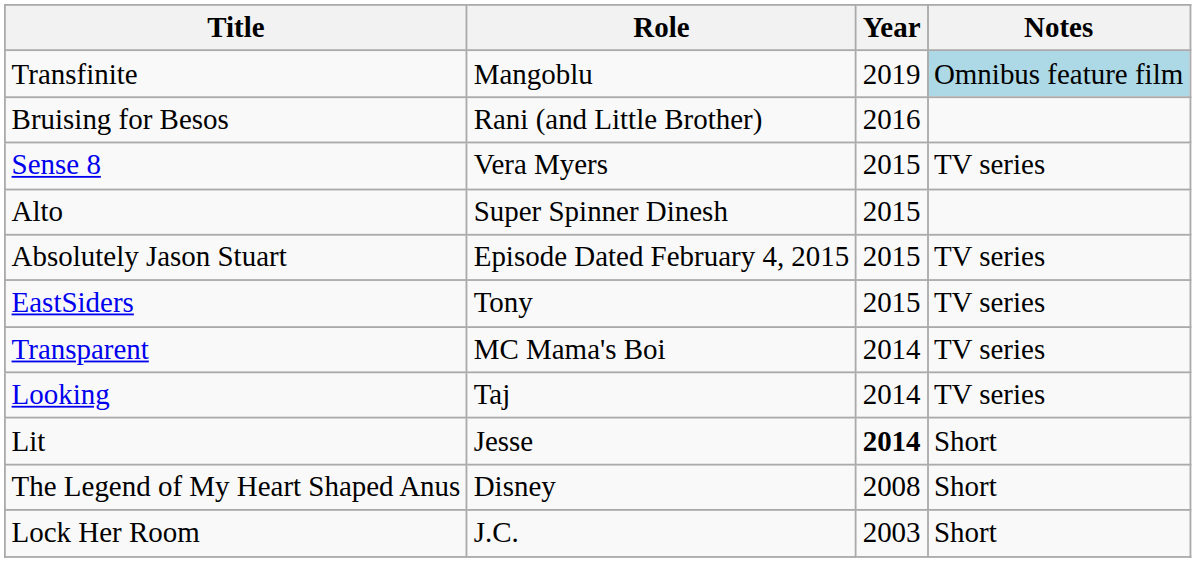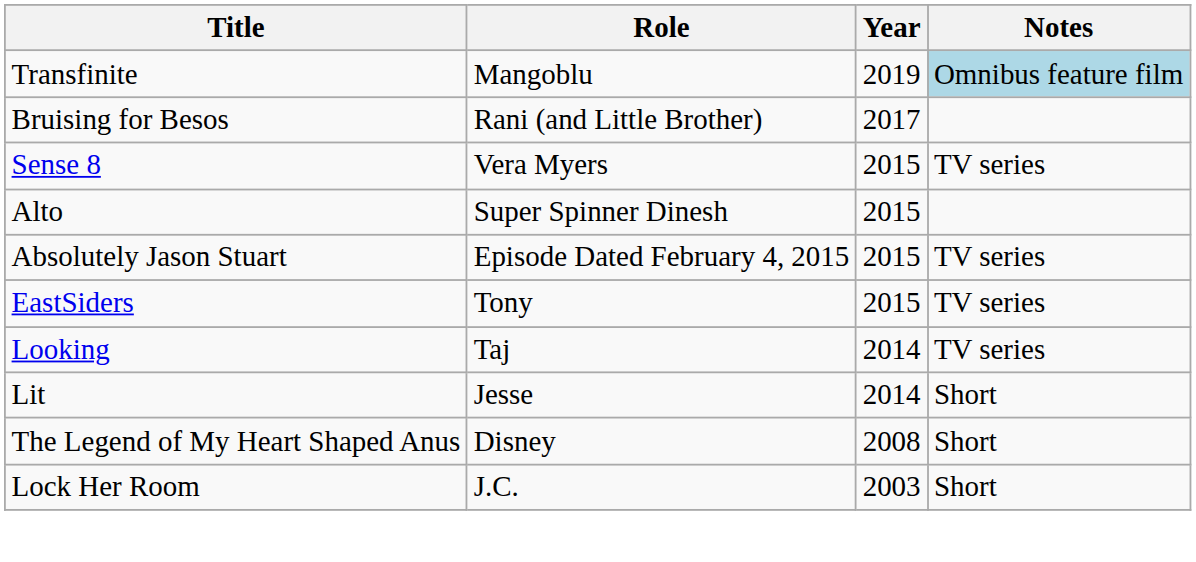(892, 119) 2016 -> (892, 119) 2017
- row: (80, 348)
(892, 440) bold -> (892, 394) normal
